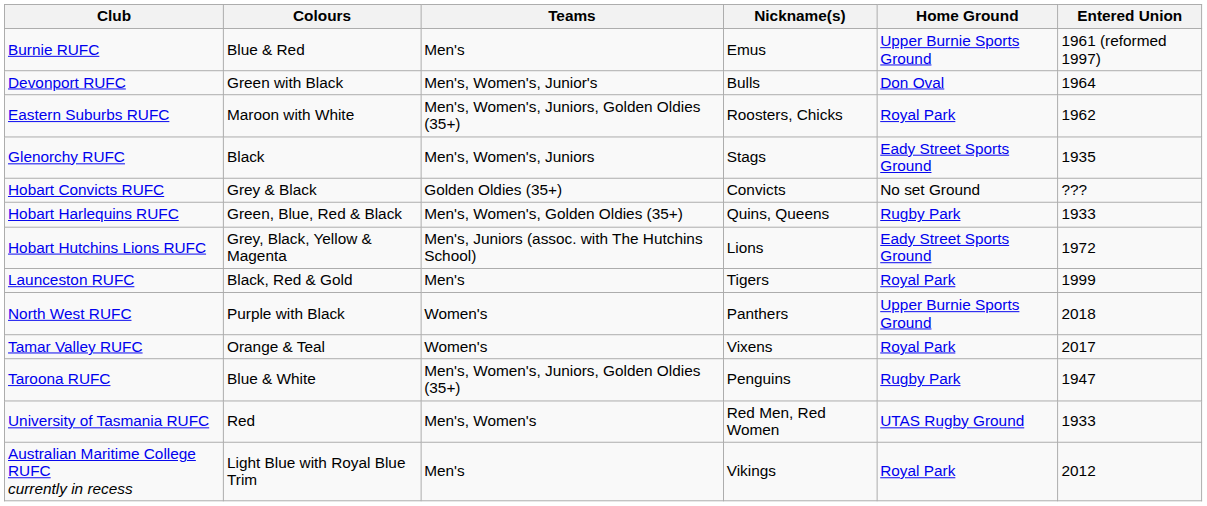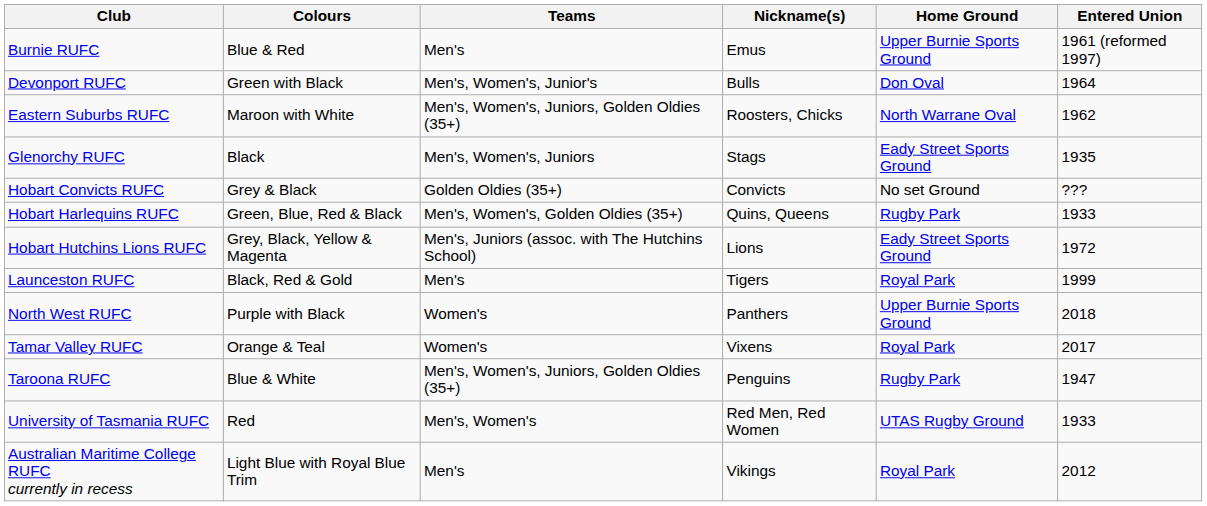(918, 115) Royal Park -> (948, 115) North Warrane Oval
